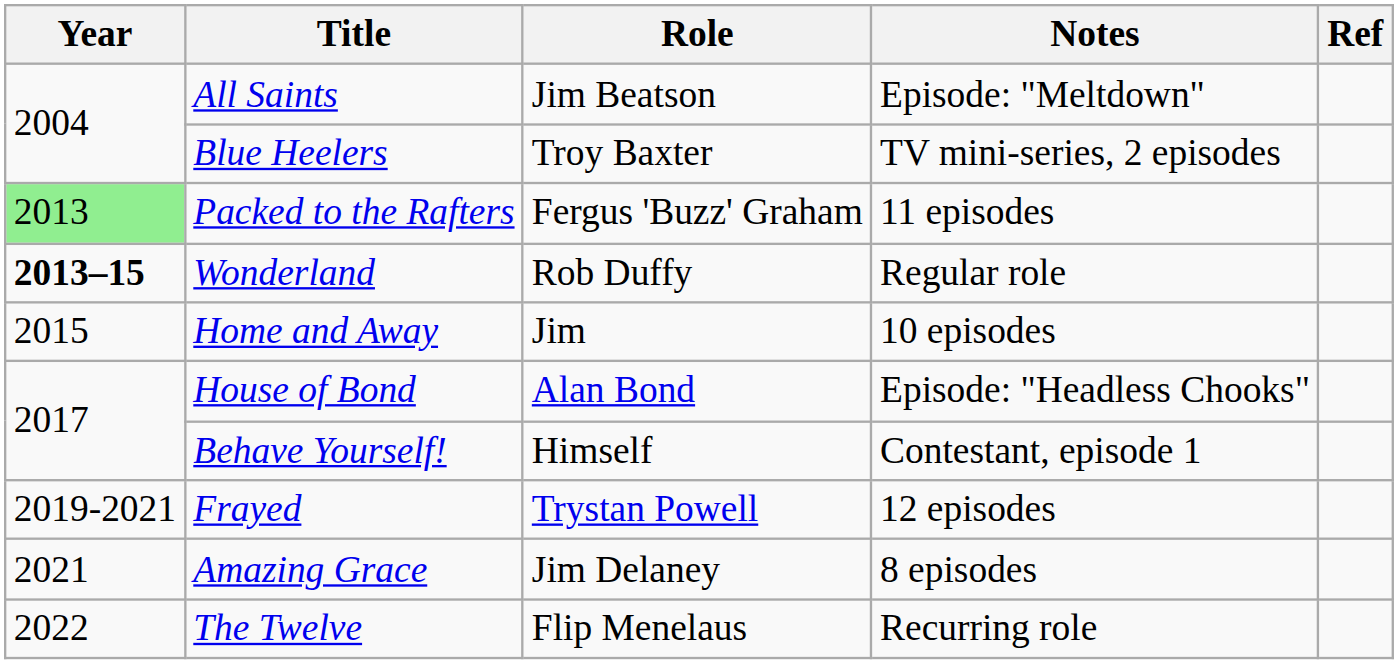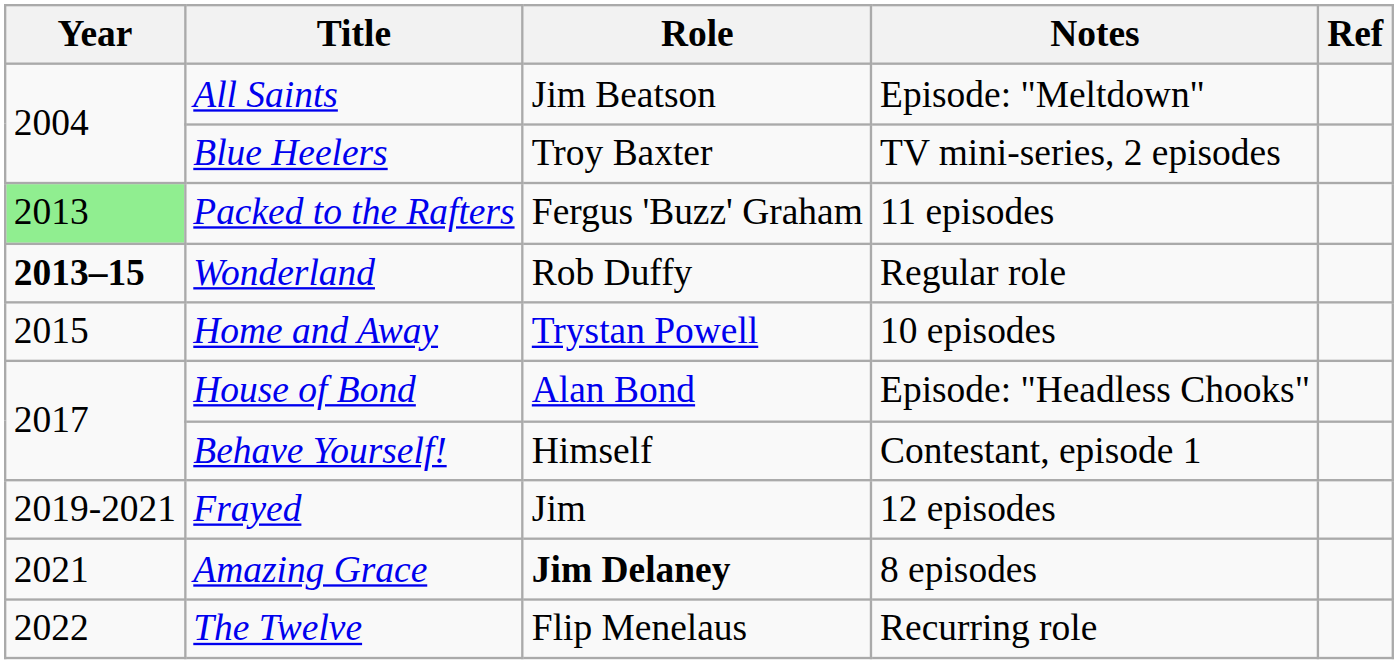(559, 331) Jim -> (645, 331) Trystan Powell
(645, 509) Trystan Powell -> (559, 509) Jim
(626, 568) normal -> (631, 568) bold
